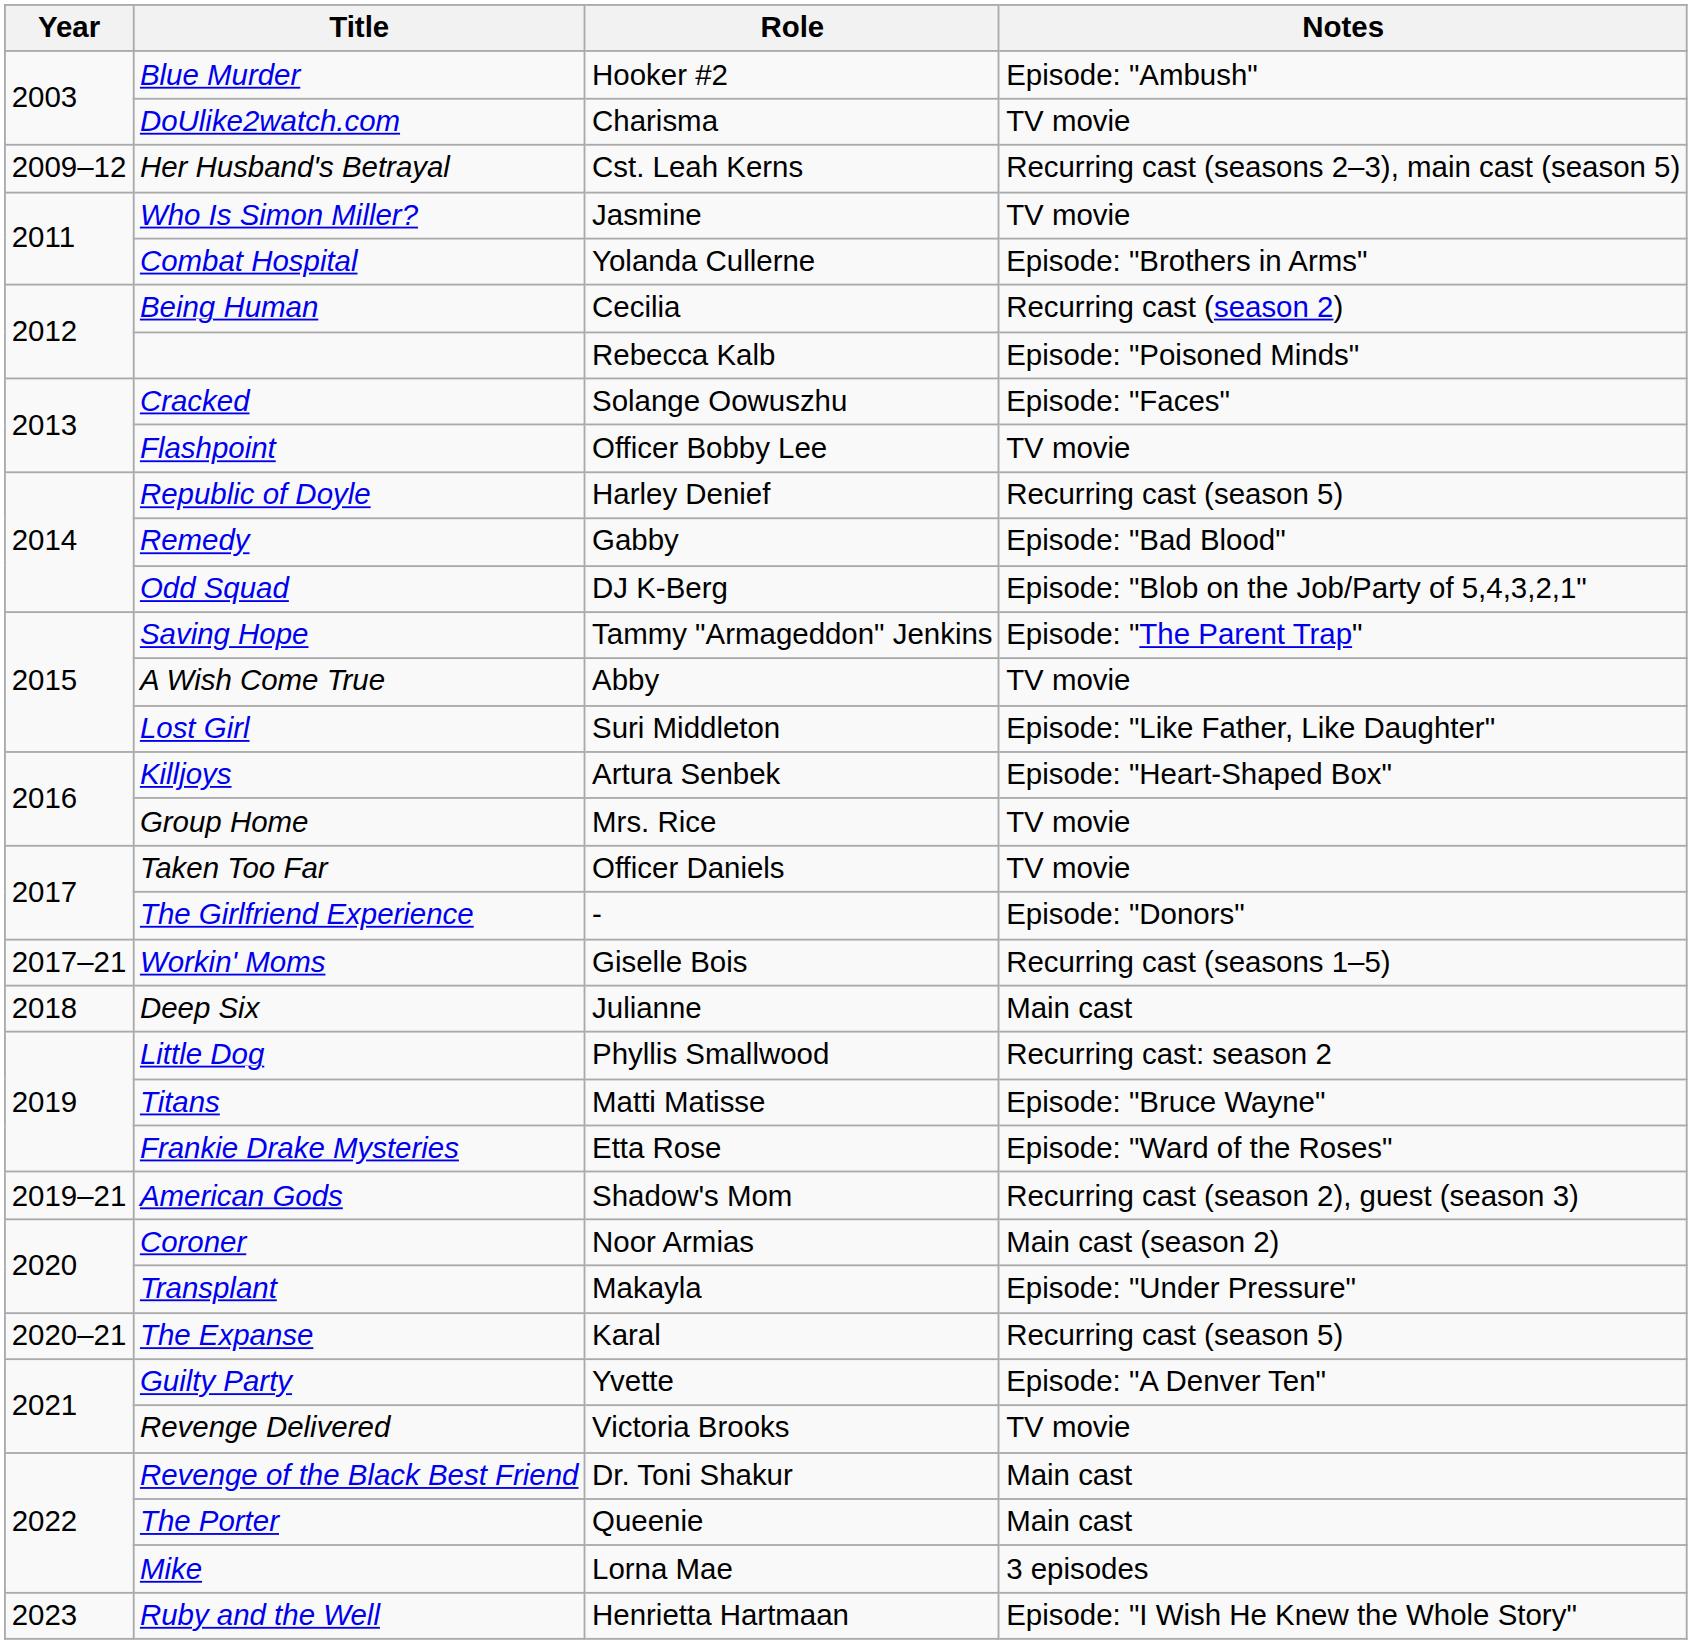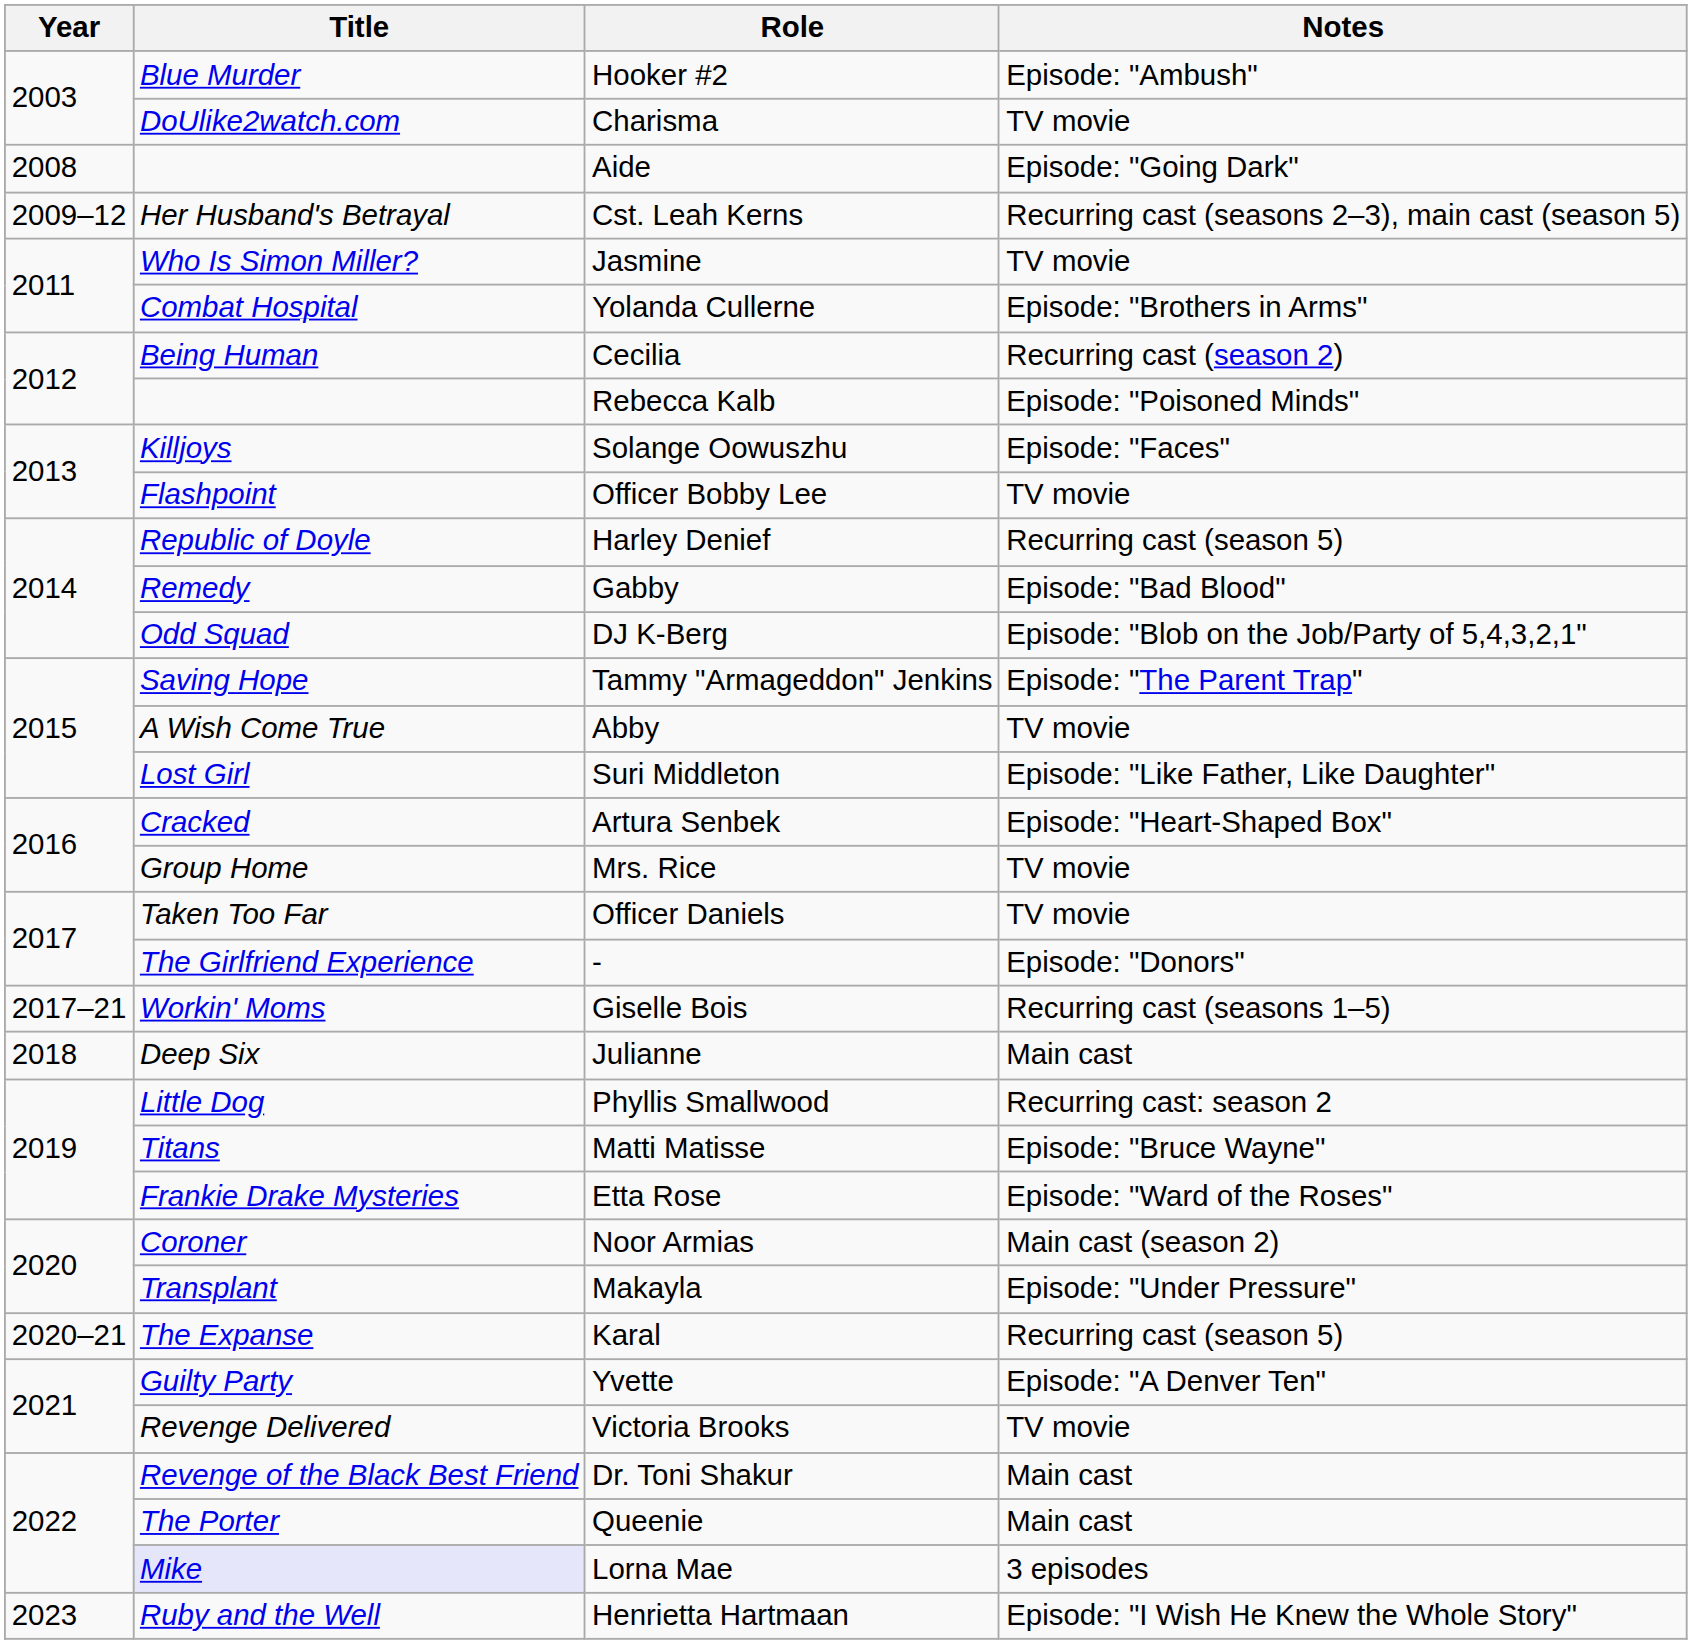+ row: (622, 167)
(195, 401) Cracked -> (186, 448) Killjoys
(186, 774) Killjoys -> (195, 821) Cracked
- row: (692, 1195)
(171, 1568) no background -> (171, 1568) lavender background
